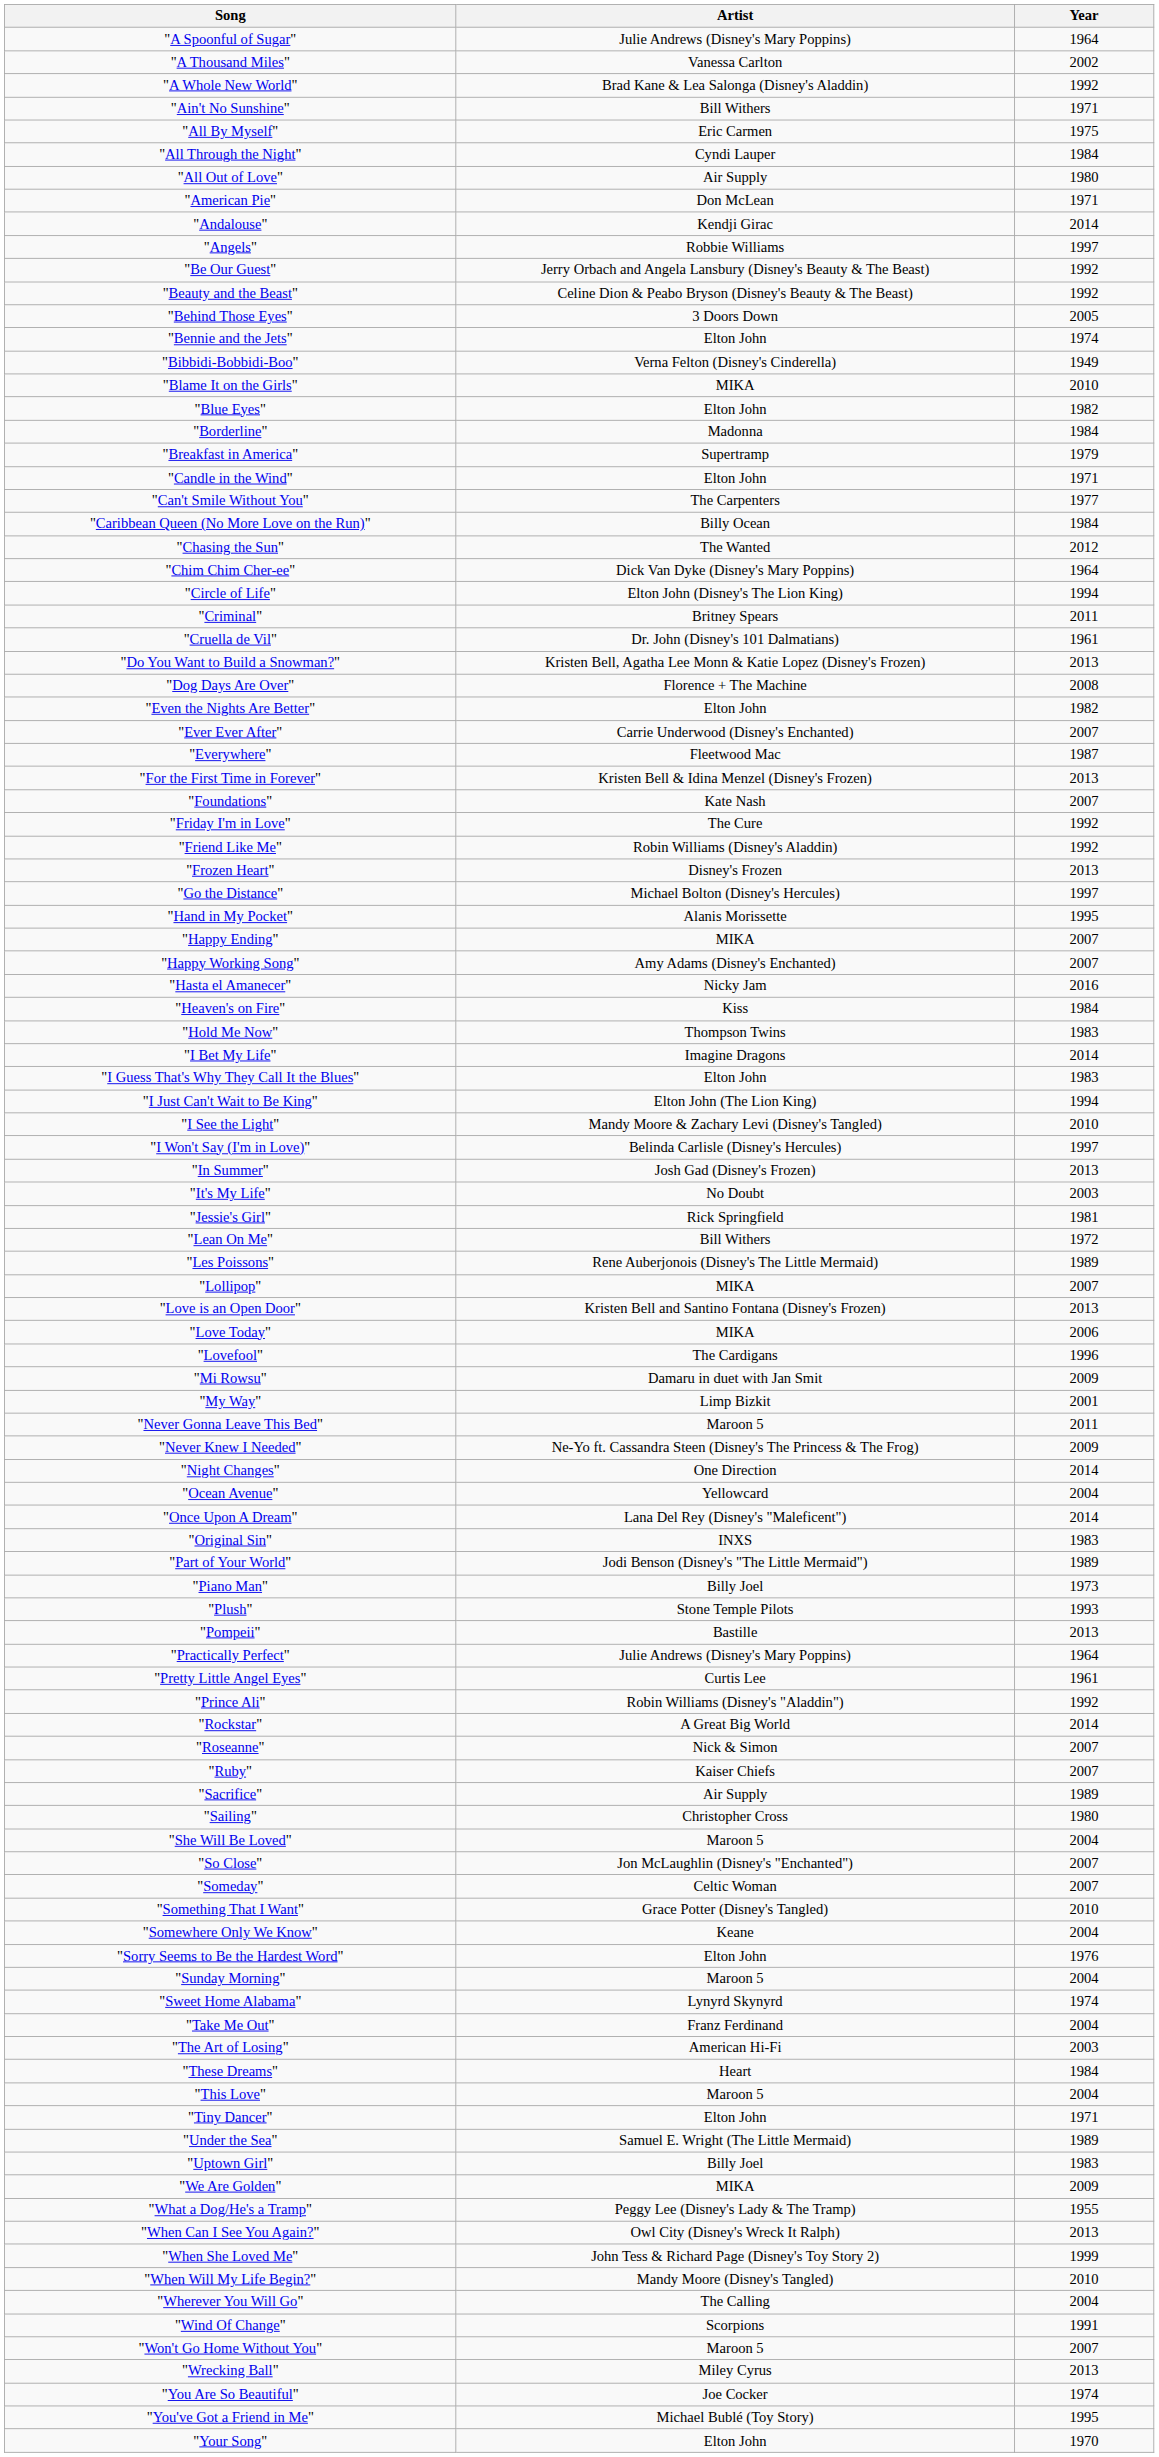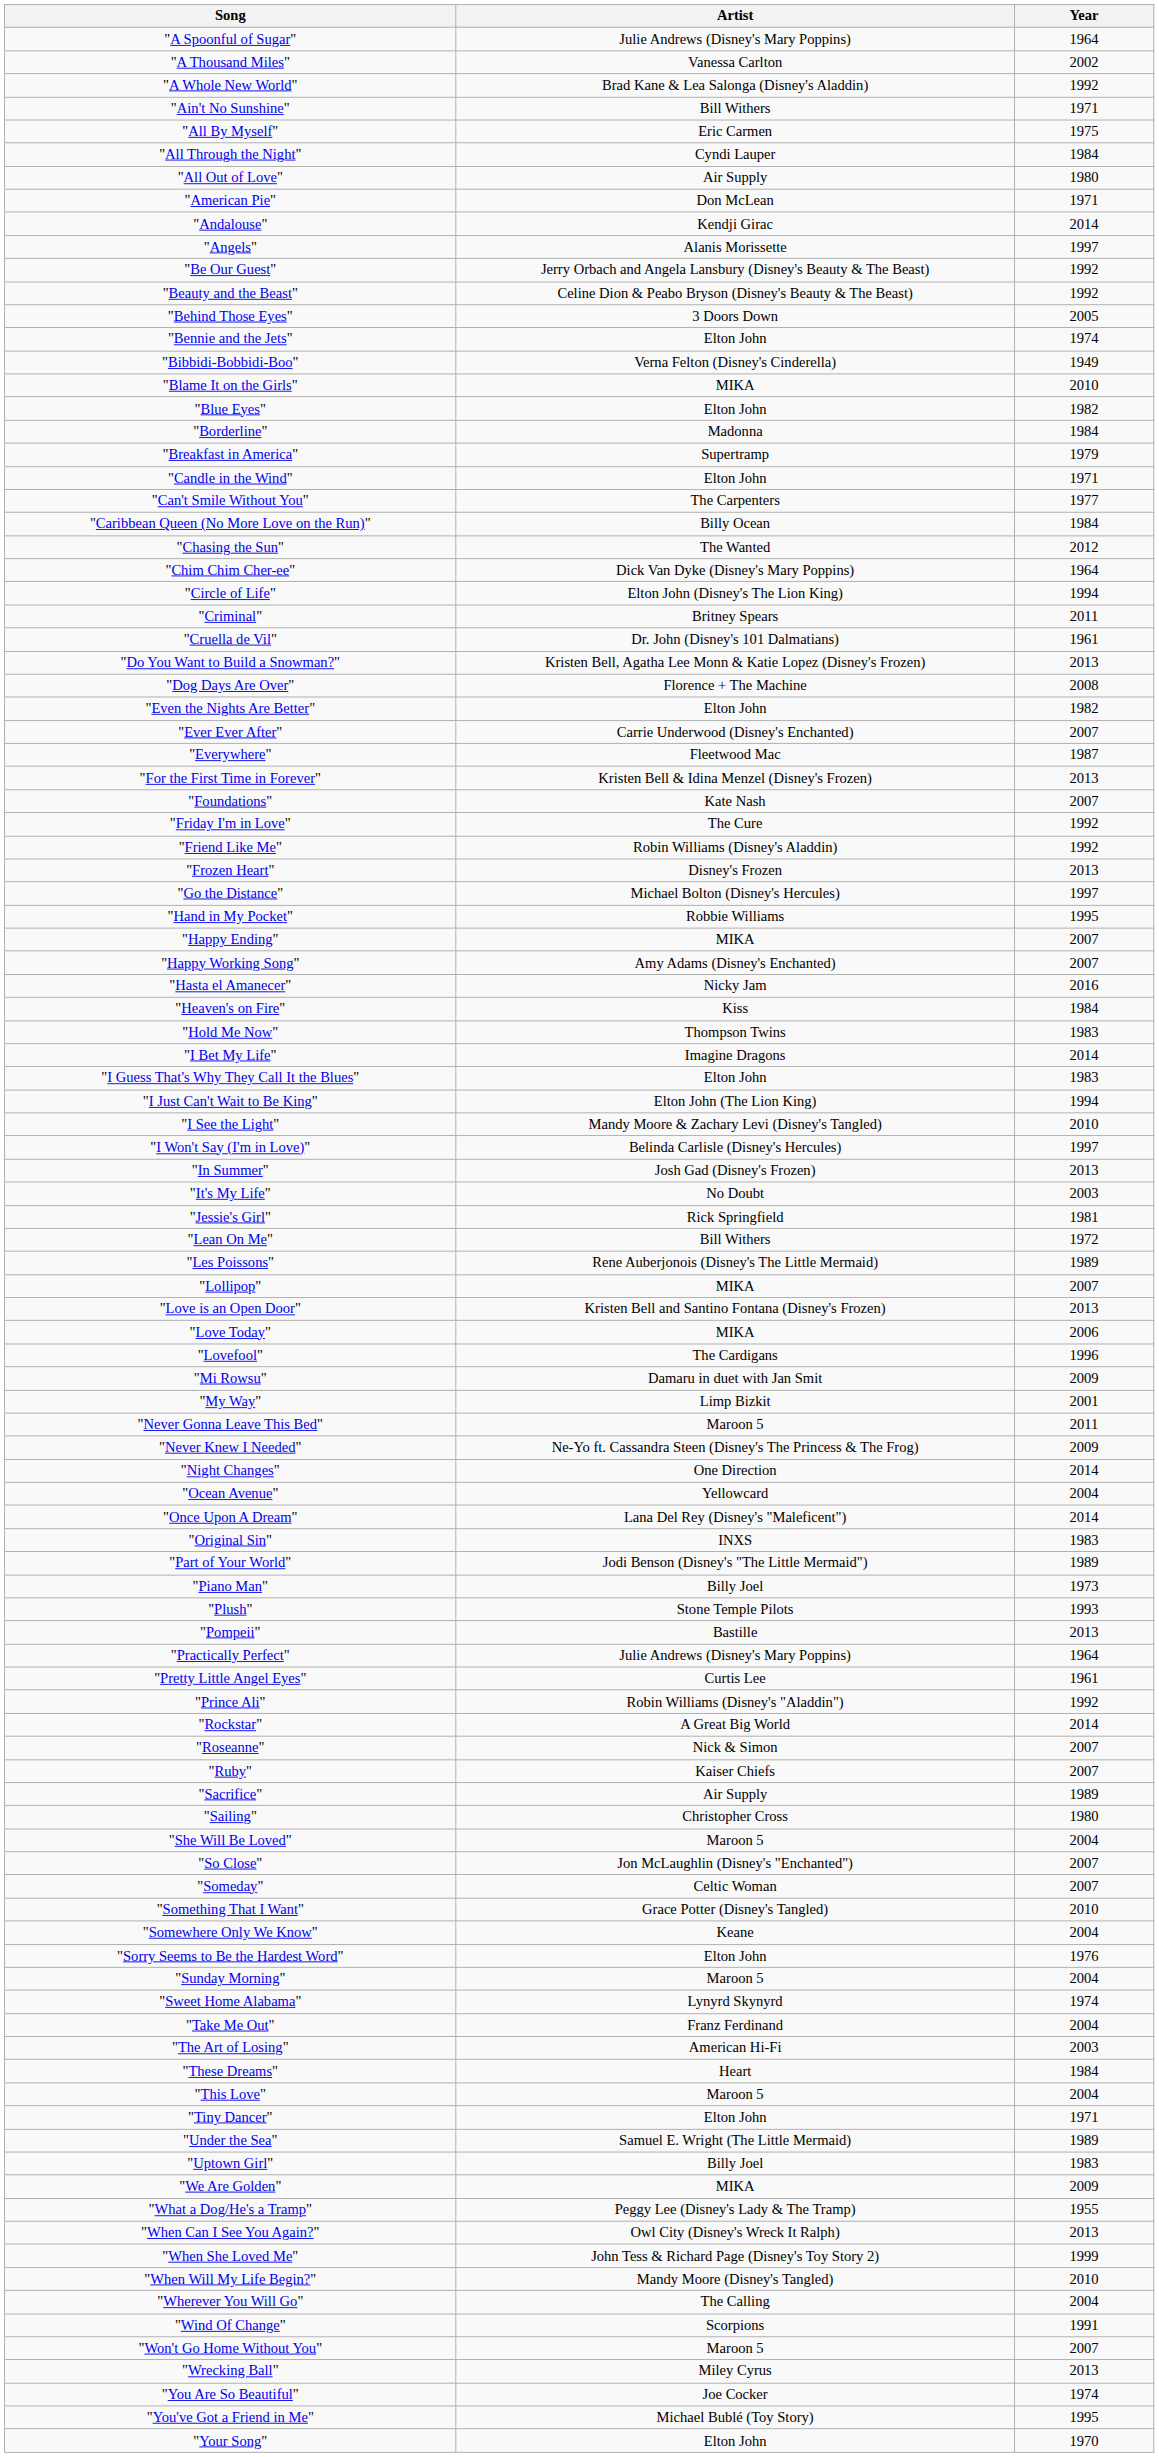(735, 246) Robbie Williams -> (735, 246) Alanis Morissette
(735, 916) Alanis Morissette -> (735, 916) Robbie Williams
